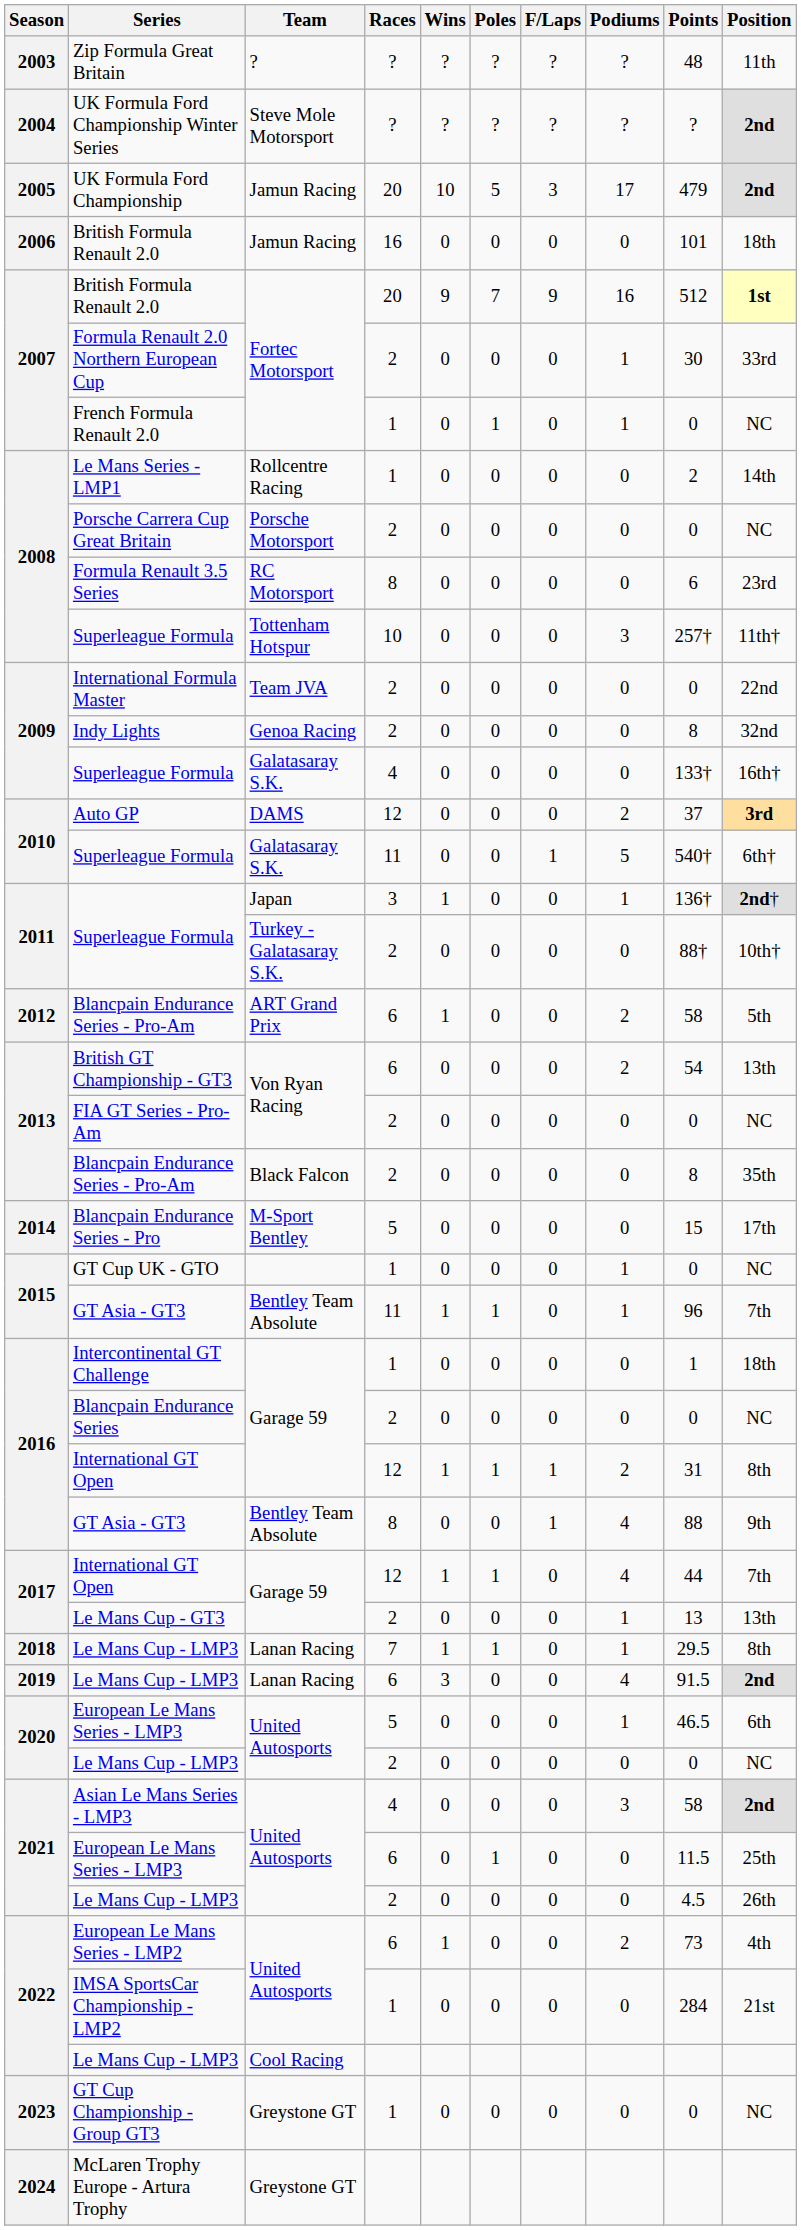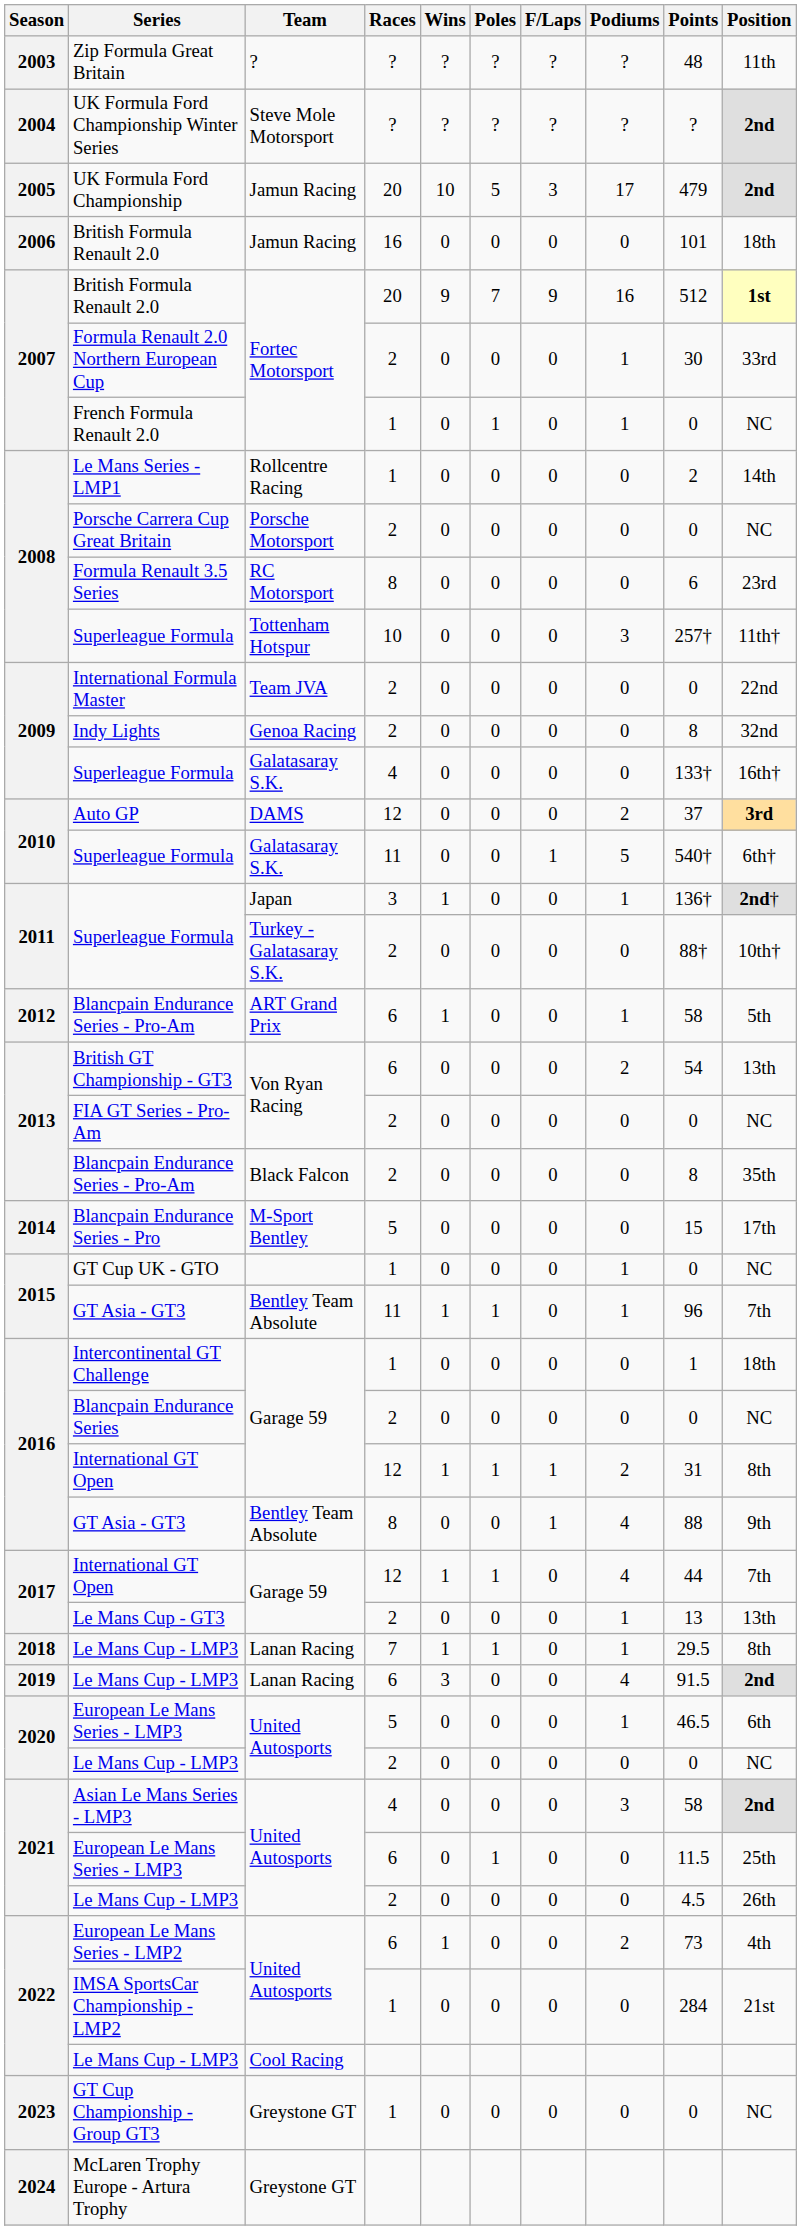(625, 1015) 2 -> (625, 1015) 1
